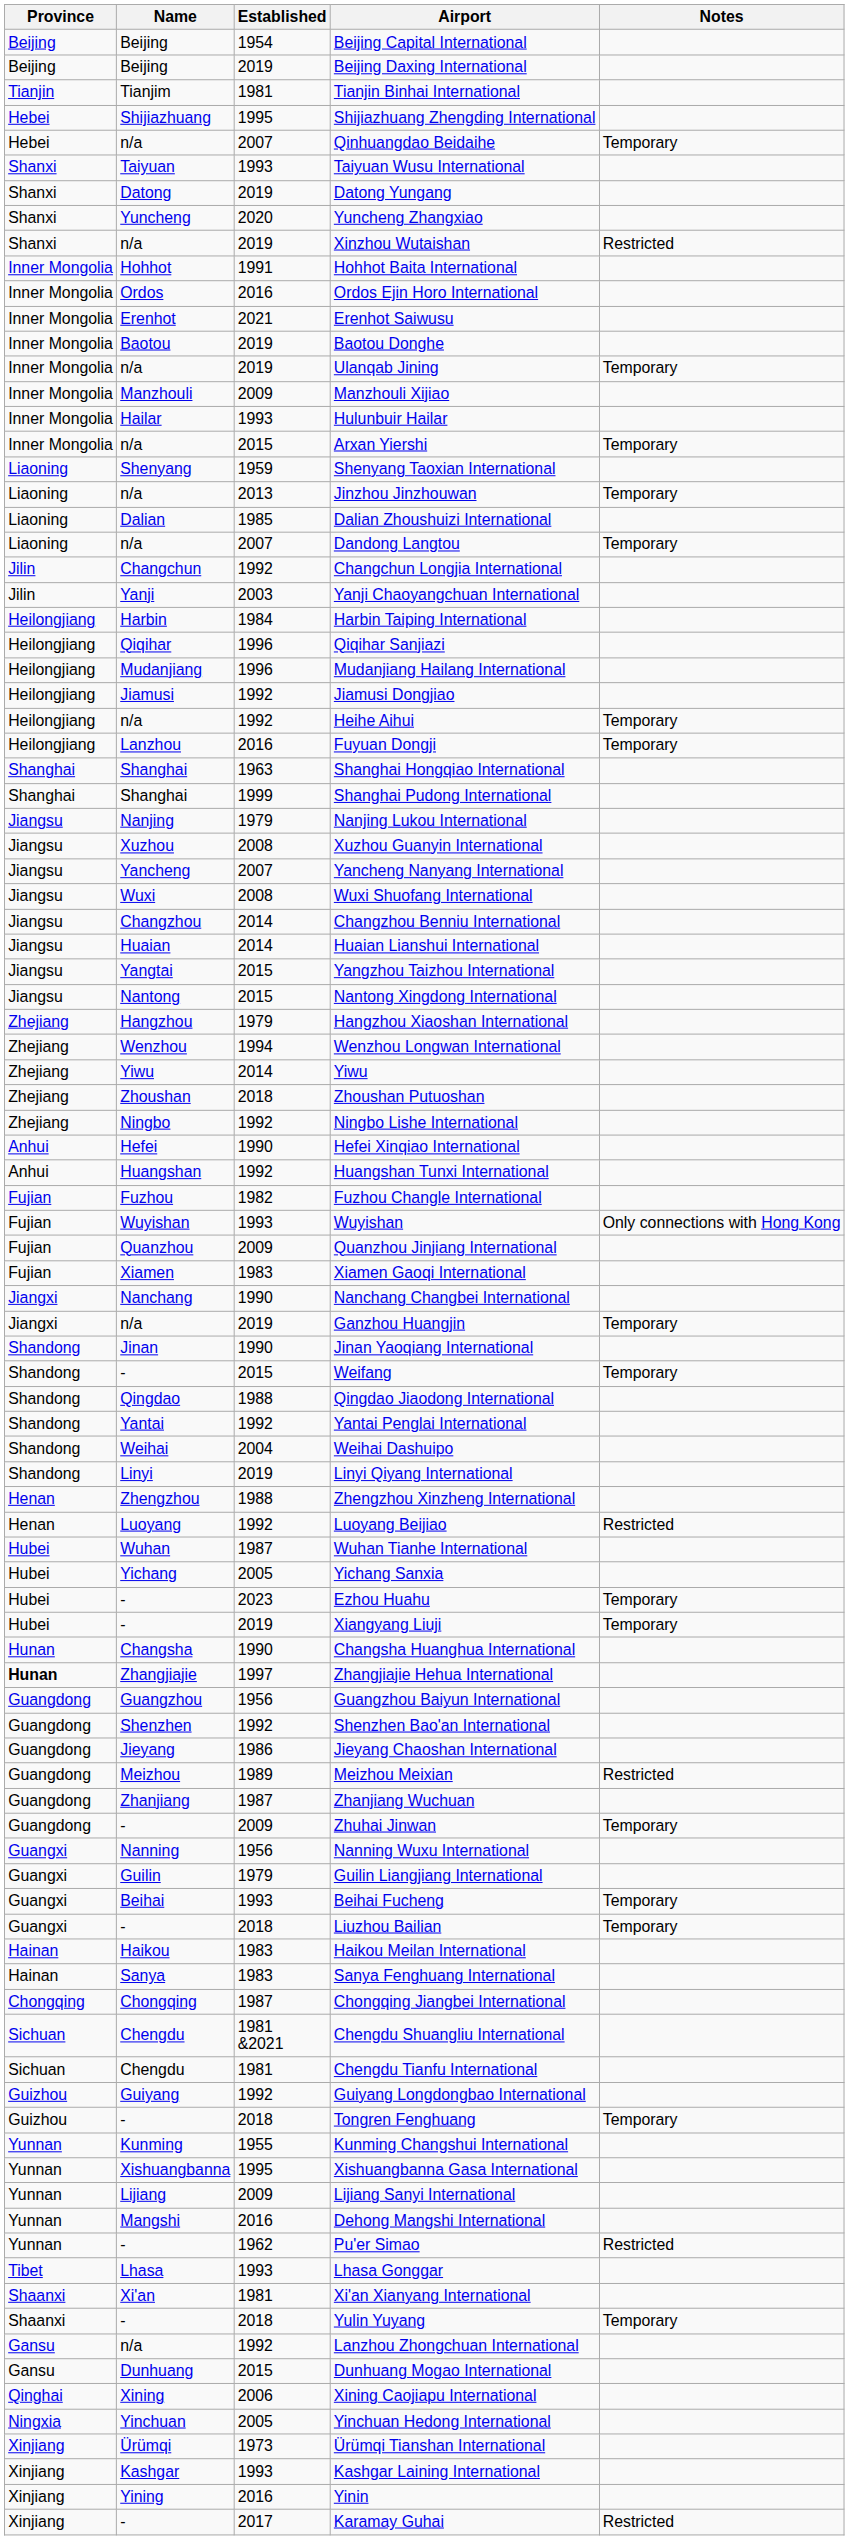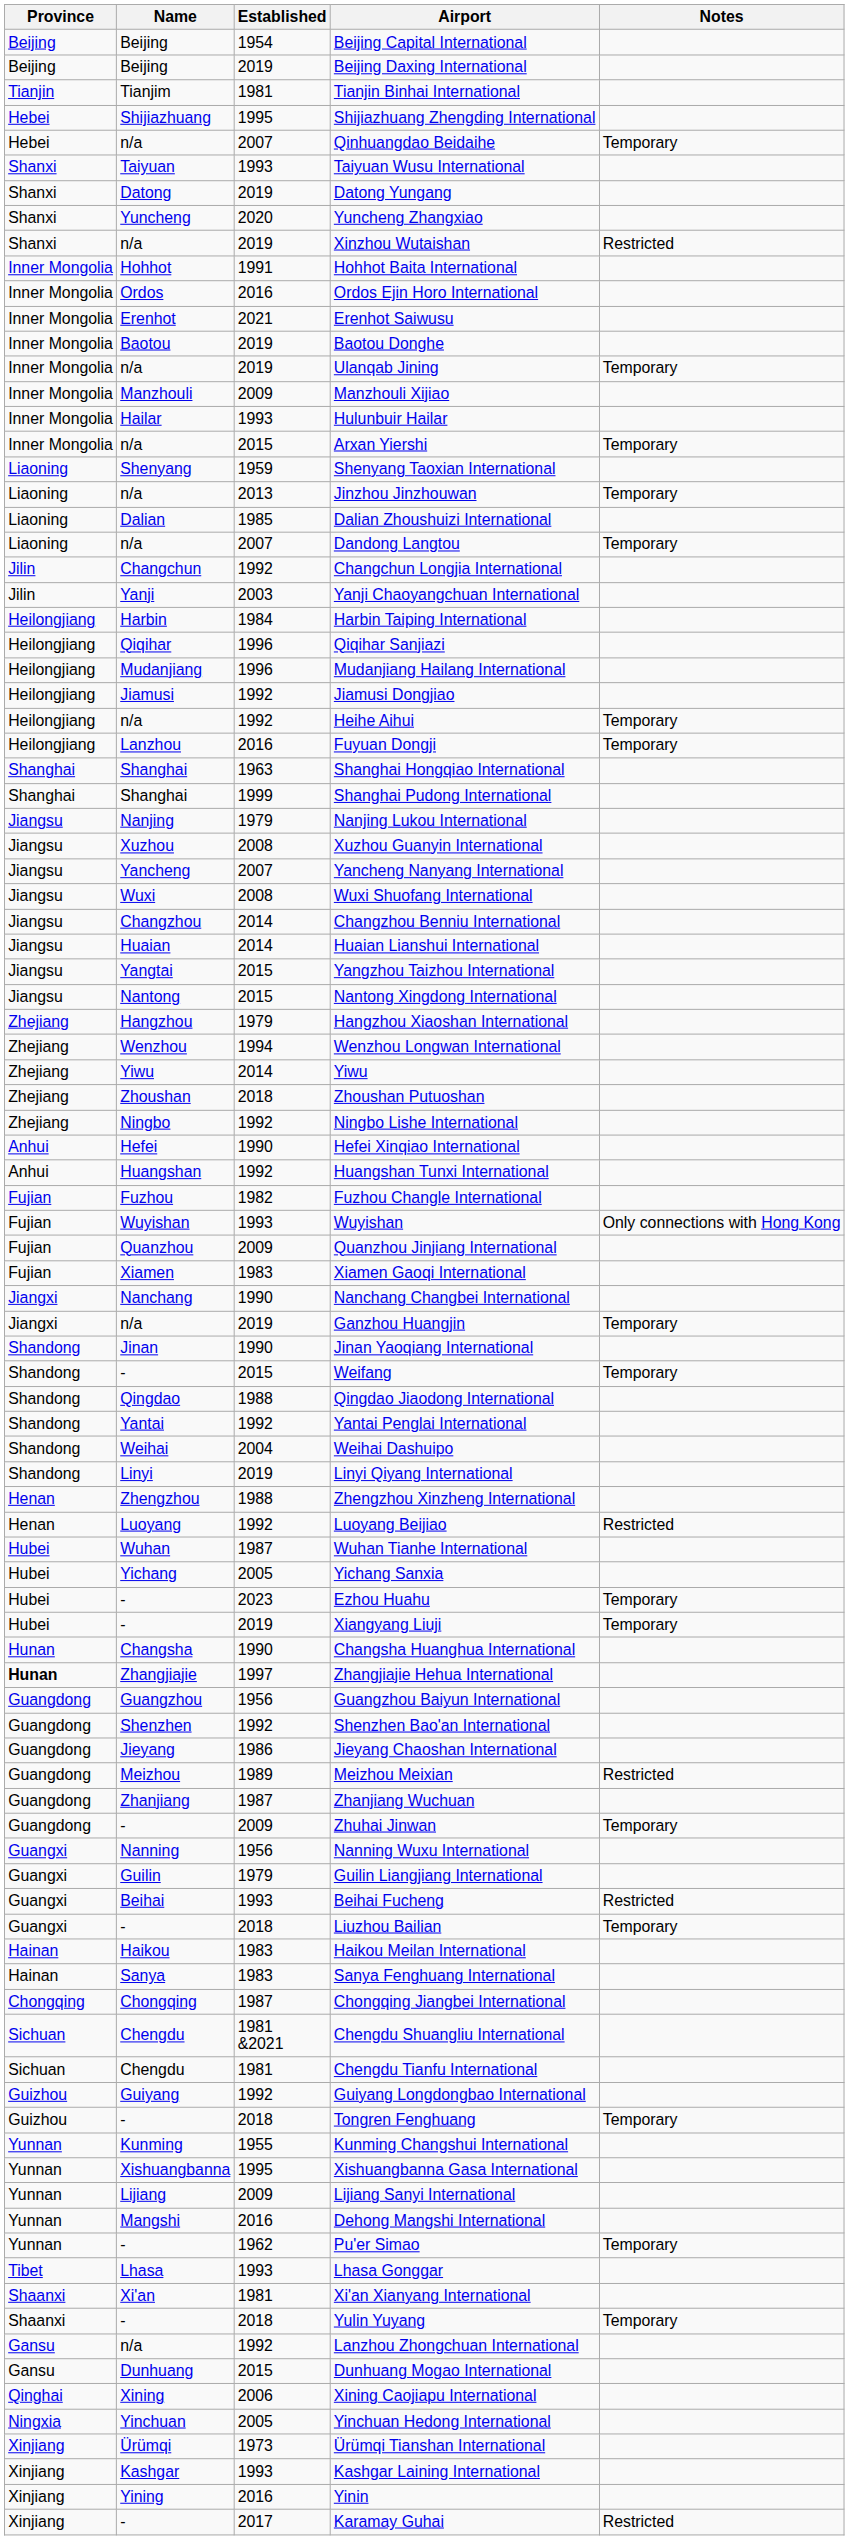(640, 1901) Temporary -> (638, 1901) Restricted
(638, 2245) Restricted -> (640, 2245) Temporary
